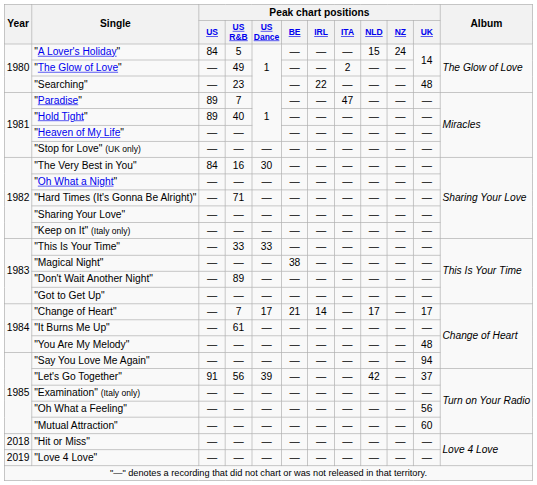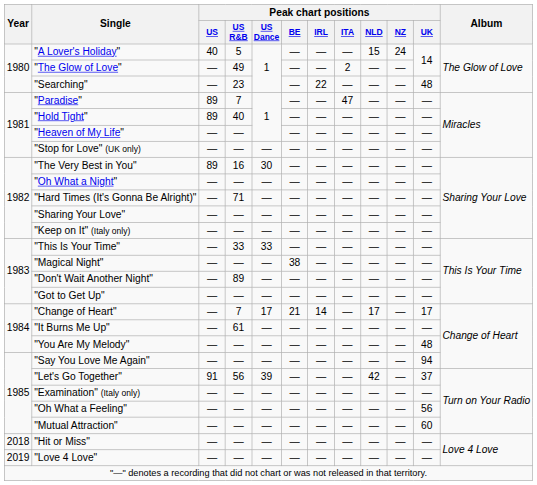(212, 52) 84 -> (212, 52) 40
(212, 165) 84 -> (212, 165) 89
